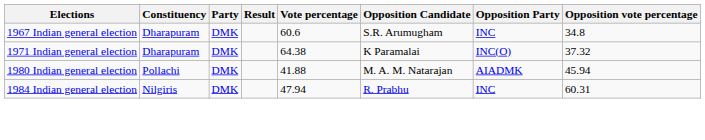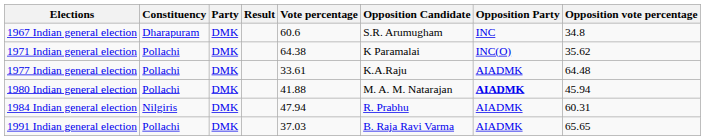(171, 51) Dharapuram -> (161, 51) Pollachi
(578, 51) 37.32 -> (578, 51) 35.62
+ row: (72, 70)
(499, 70) normal -> (500, 89) bold
(486, 89) INC -> (499, 108) AIADMK
+ row: (72, 126)
